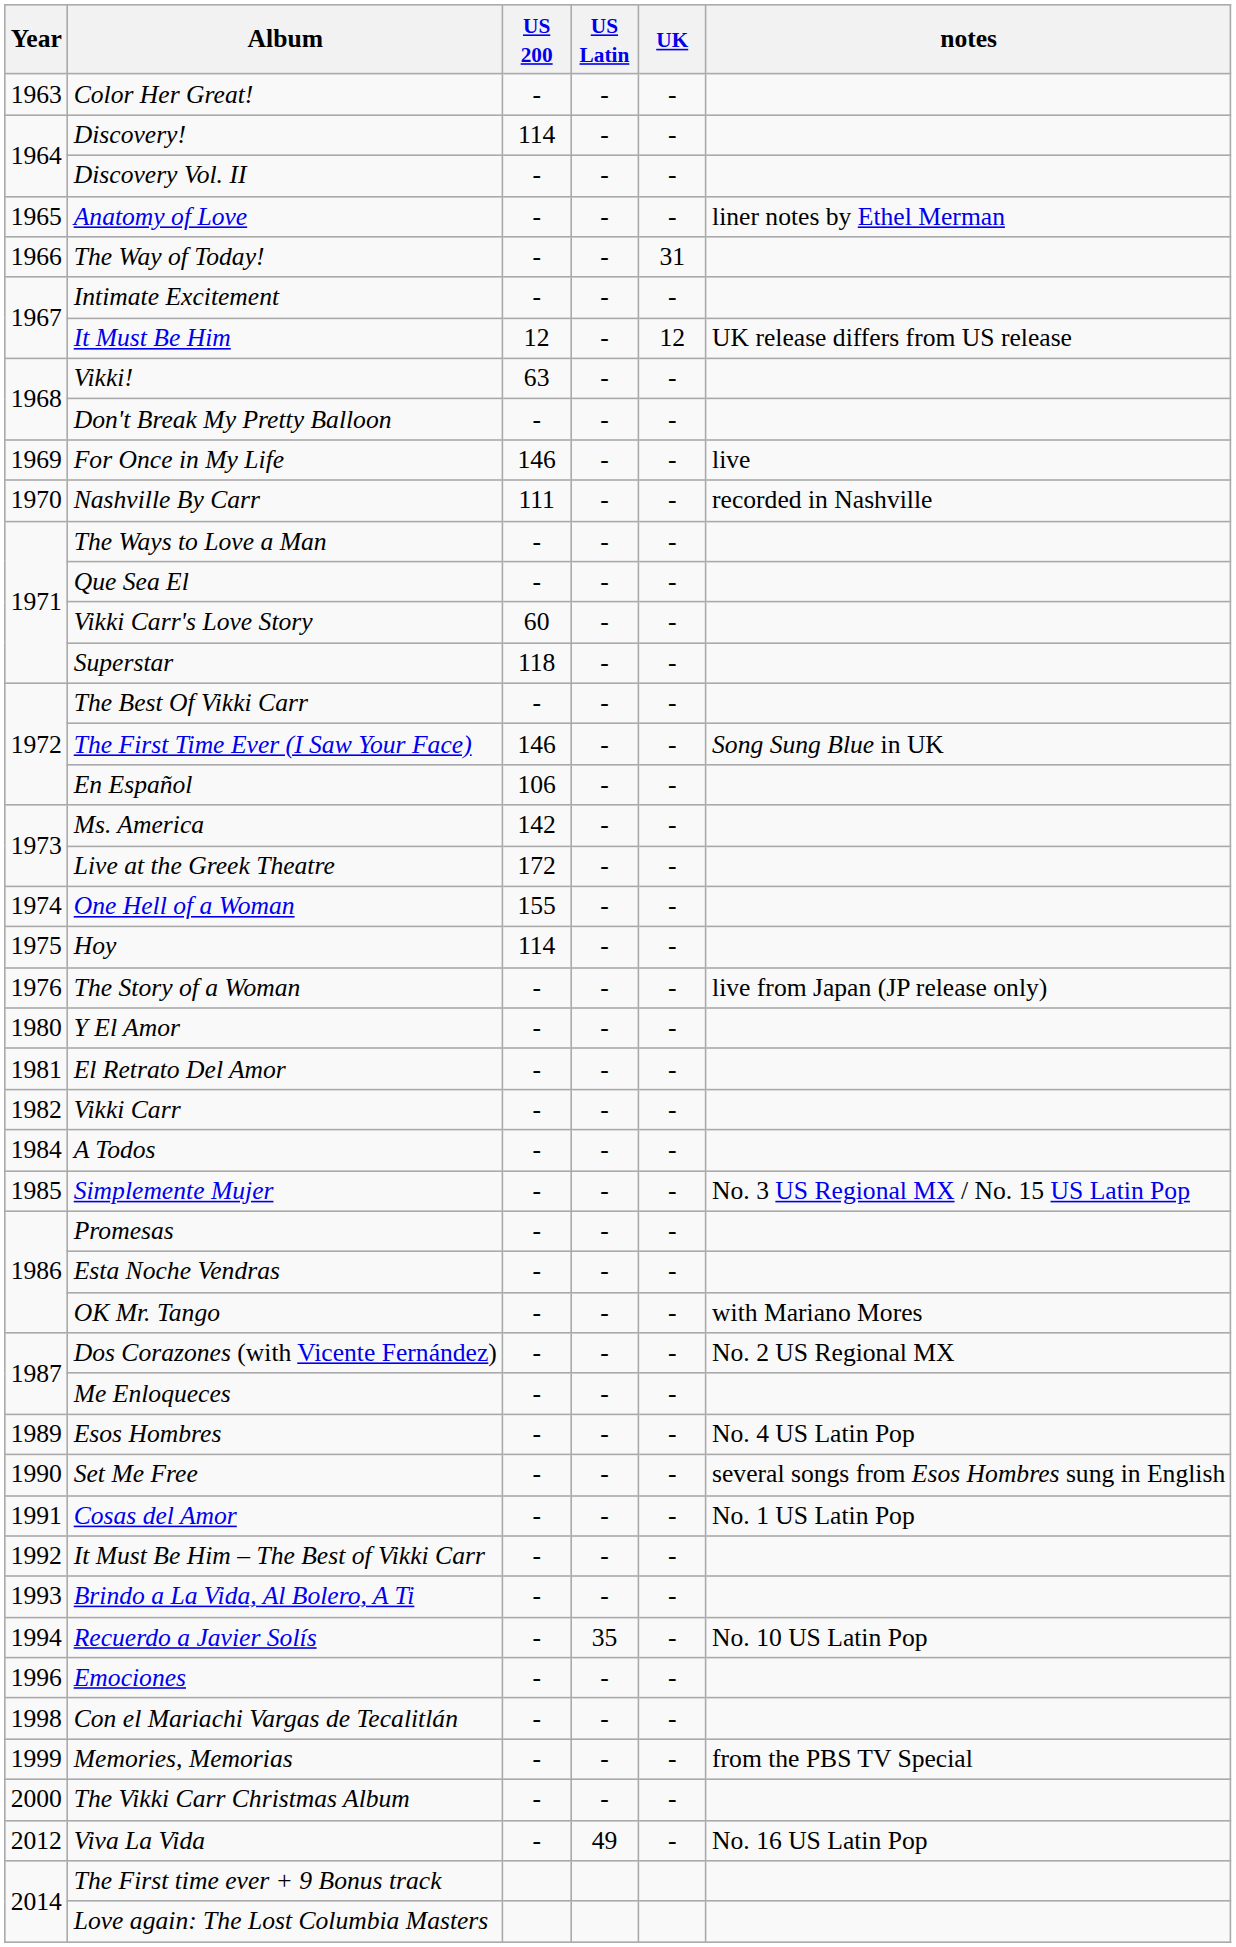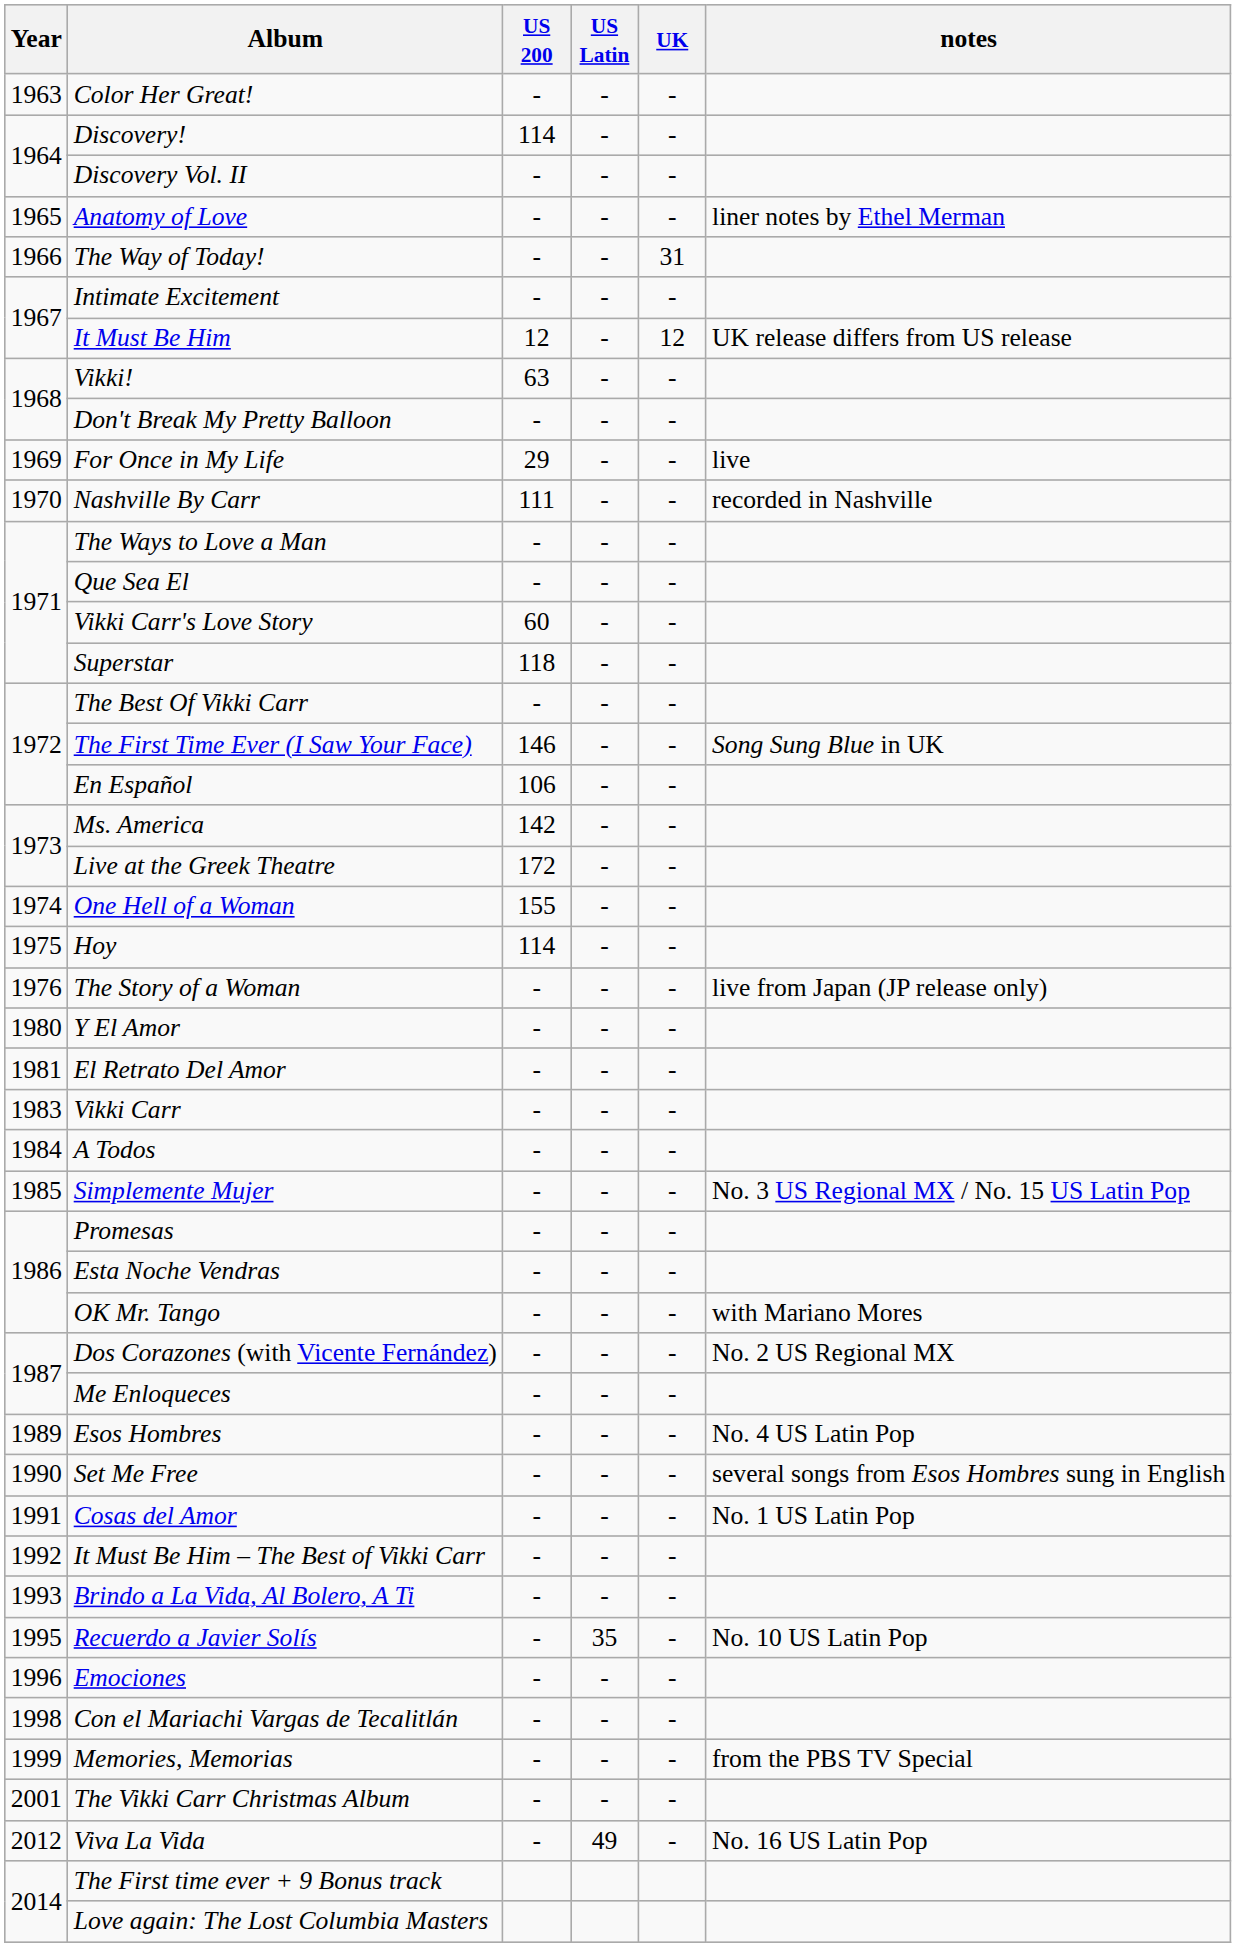(537, 459) 146 -> (537, 459) 29
(36, 1109) 1982 -> (36, 1109) 1983
(36, 1636) 1994 -> (36, 1636) 1995
(36, 1799) 2000 -> (36, 1799) 2001
